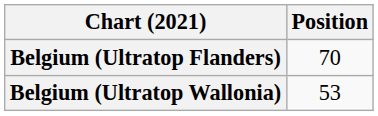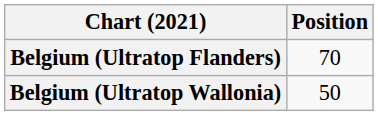(330, 92) 53 -> (330, 92) 50
